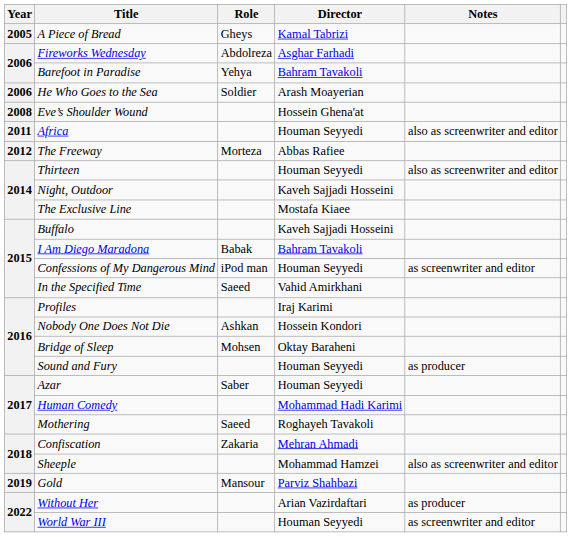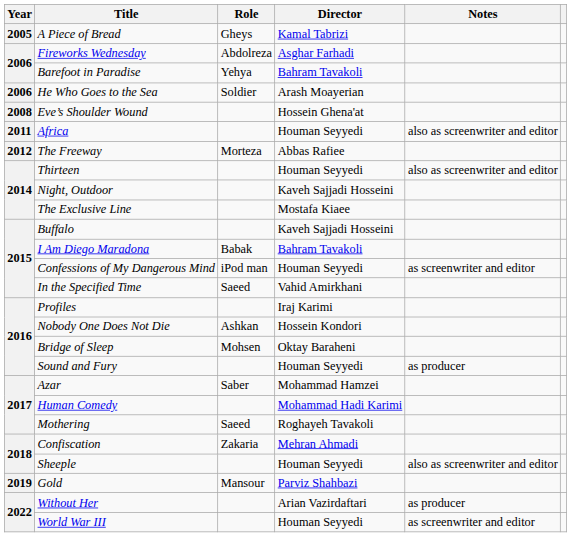(320, 385) Houman Seyyedi -> (328, 385) Mohammad Hamzei
(328, 463) Mohammad Hamzei -> (320, 463) Houman Seyyedi
